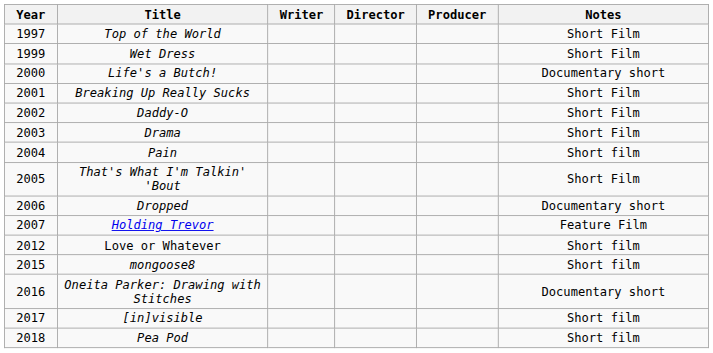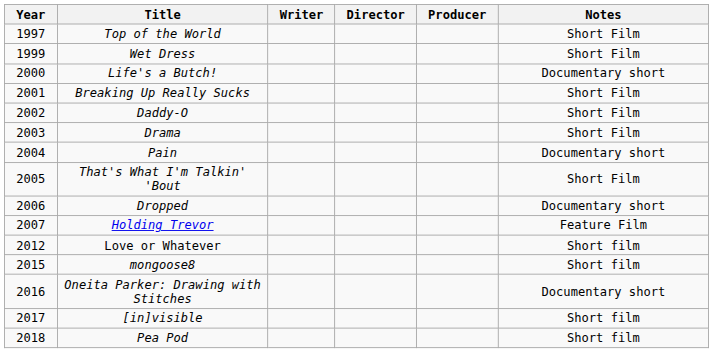(603, 152) Short film -> (603, 152) Documentary short
